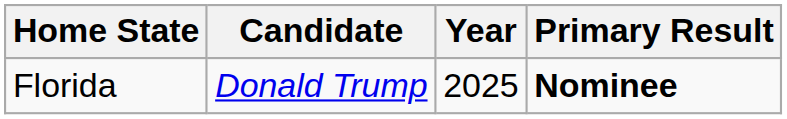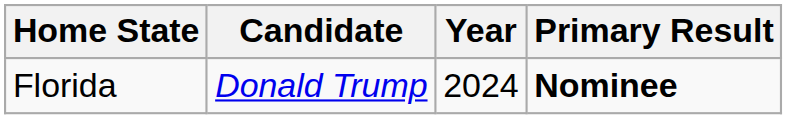(481, 85) 2025 -> (481, 85) 2024
